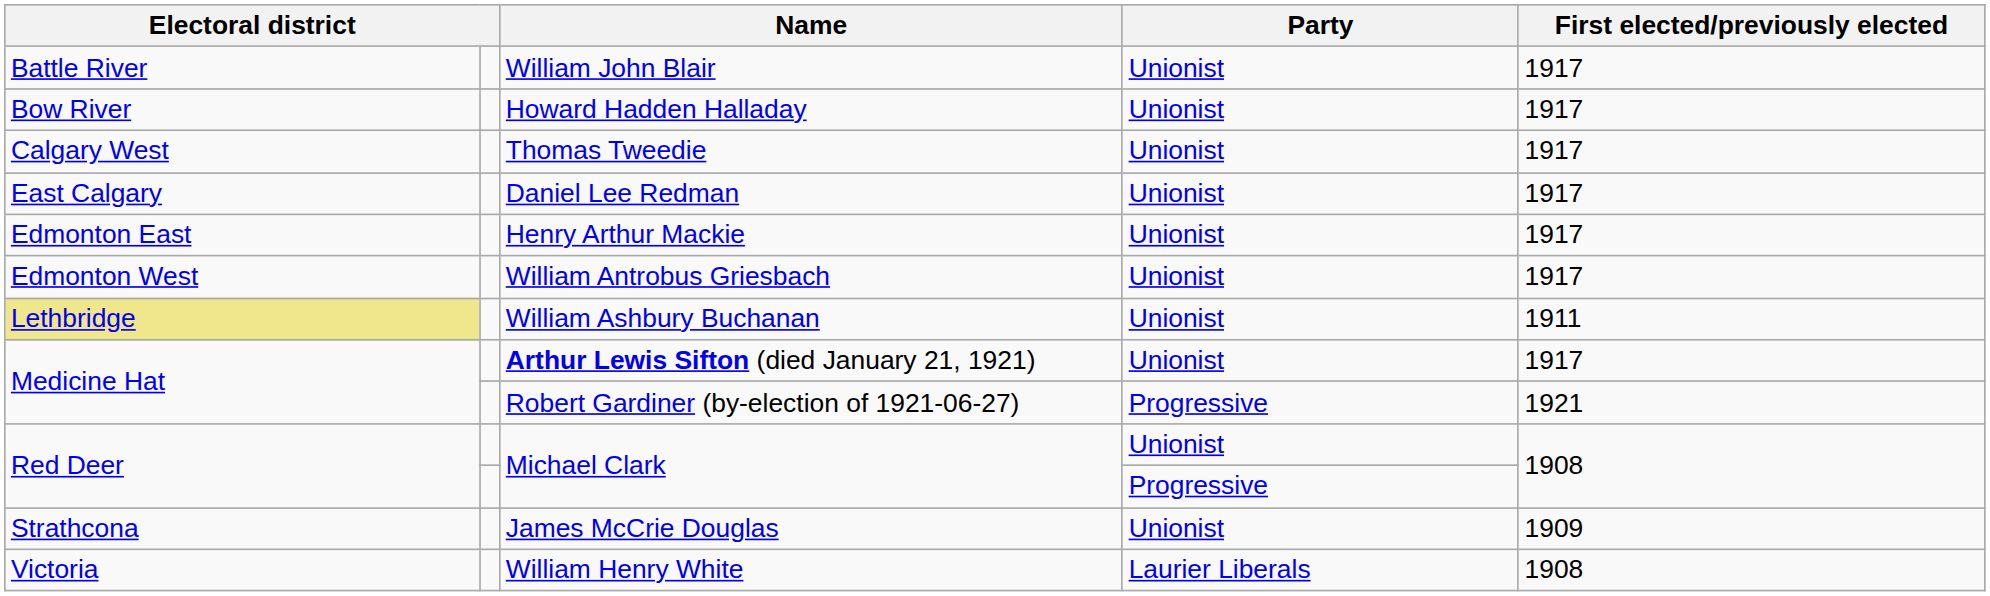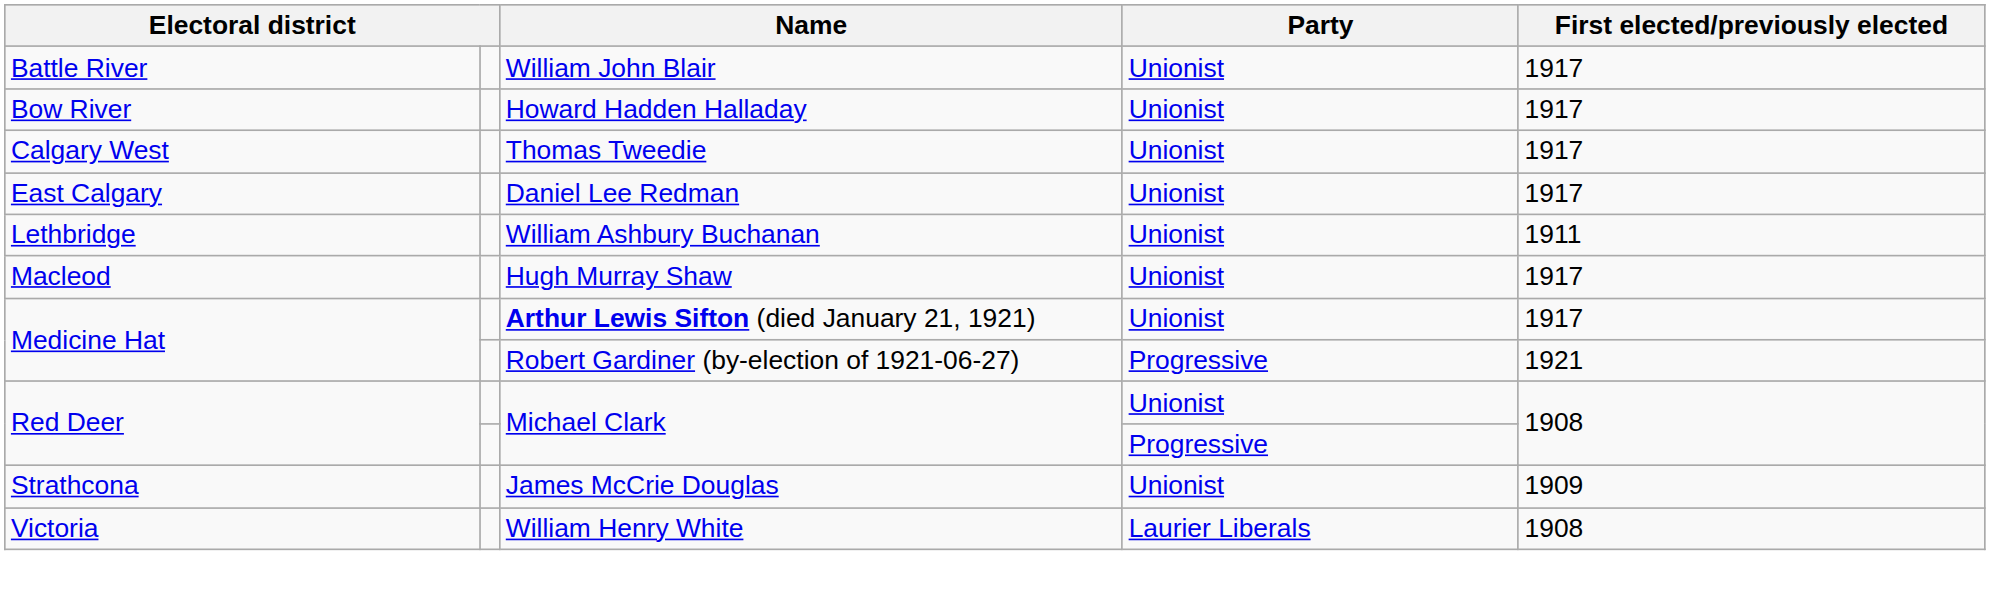- row: (625, 234)
- row: (668, 276)
(73, 318) khaki background -> (73, 234) no background
+ row: (619, 276)
